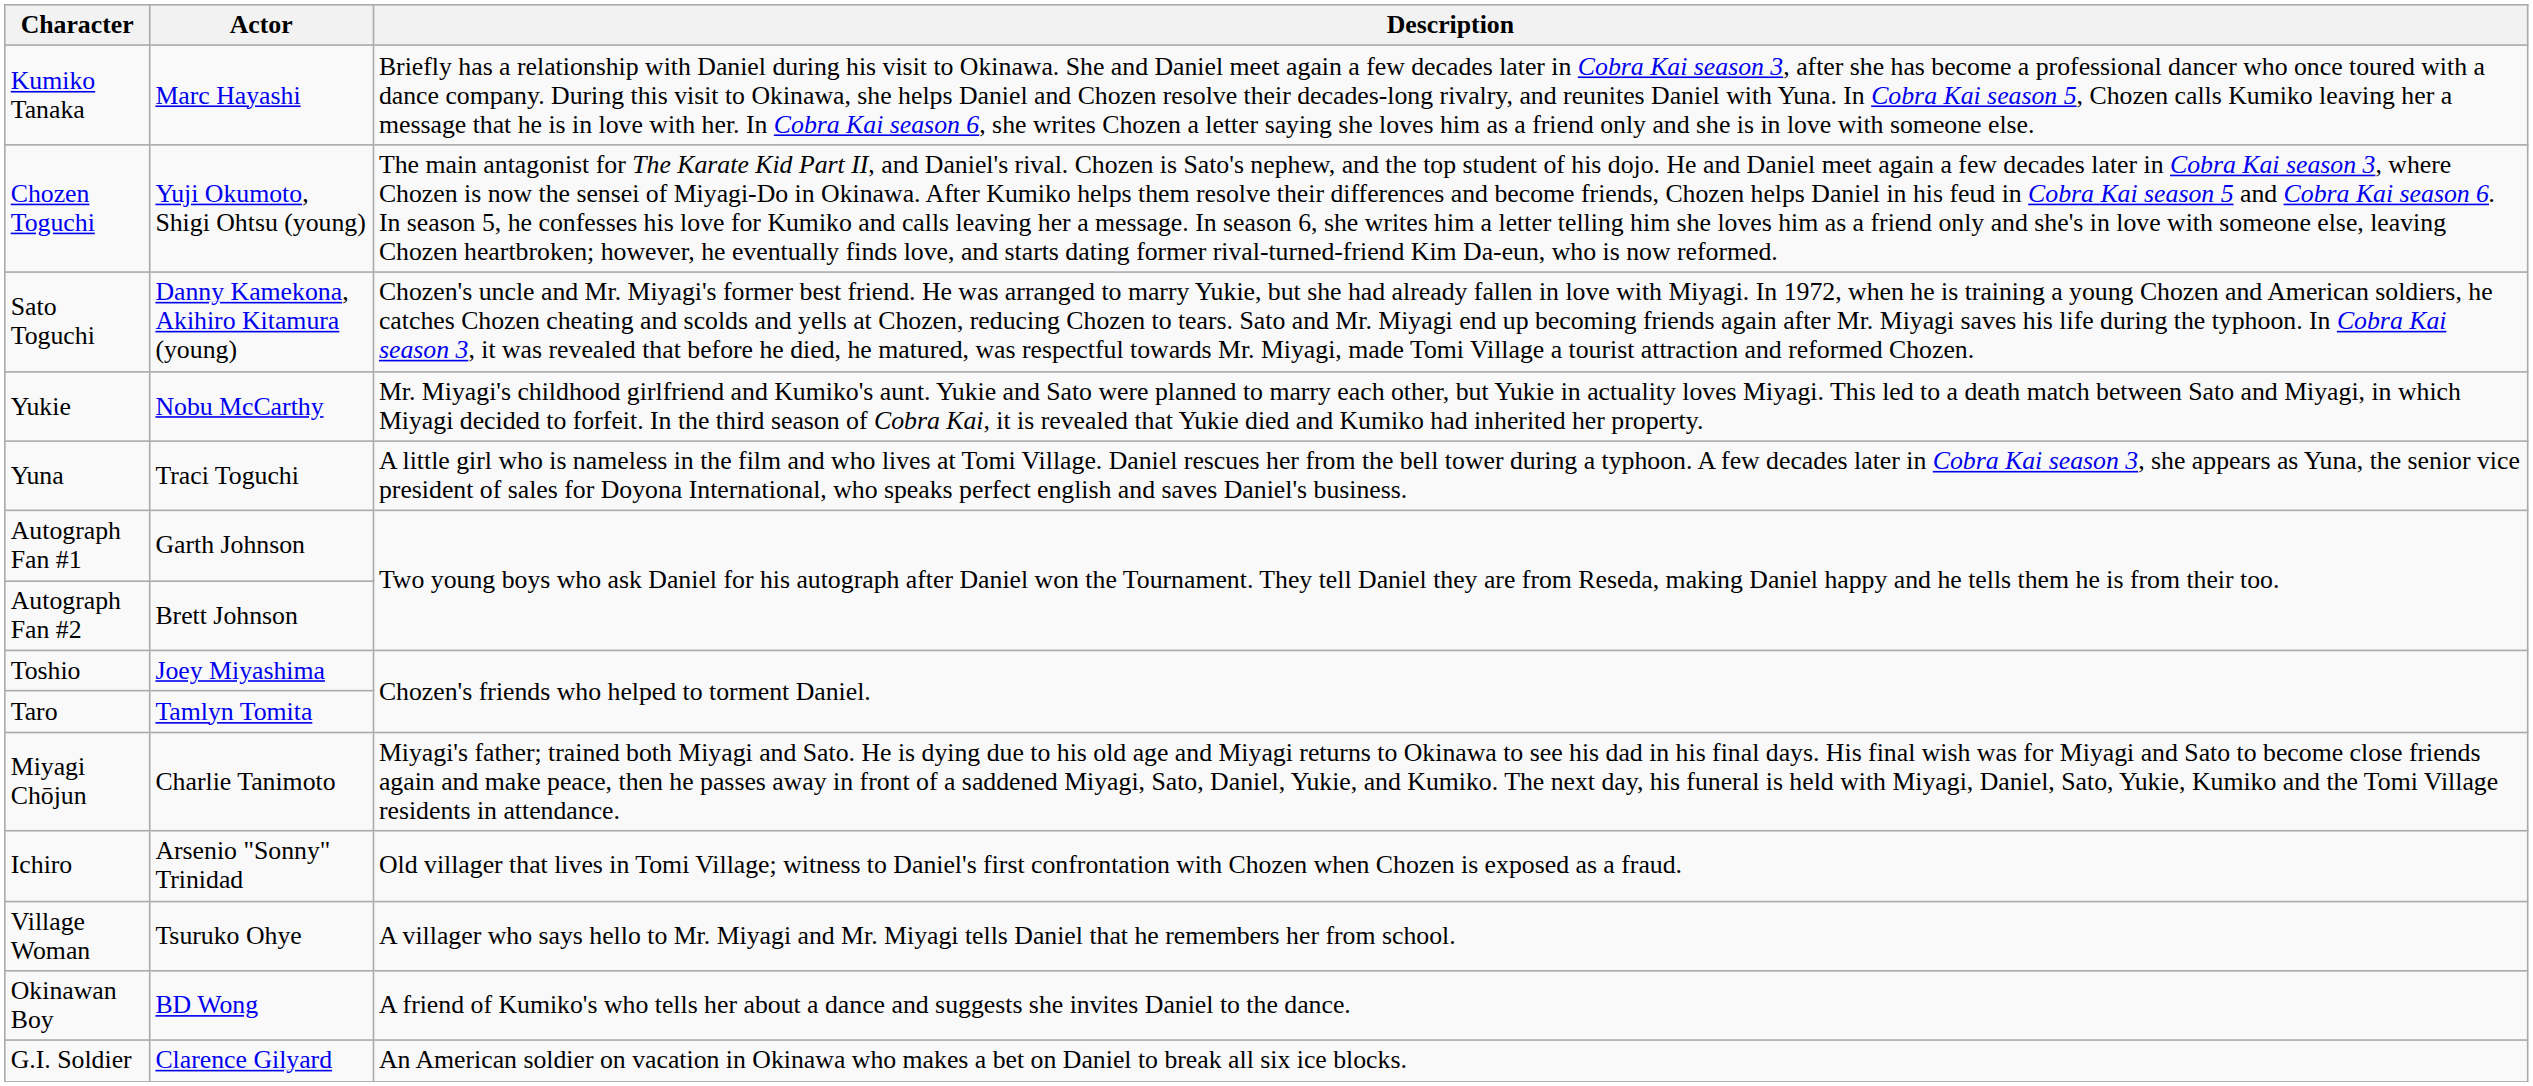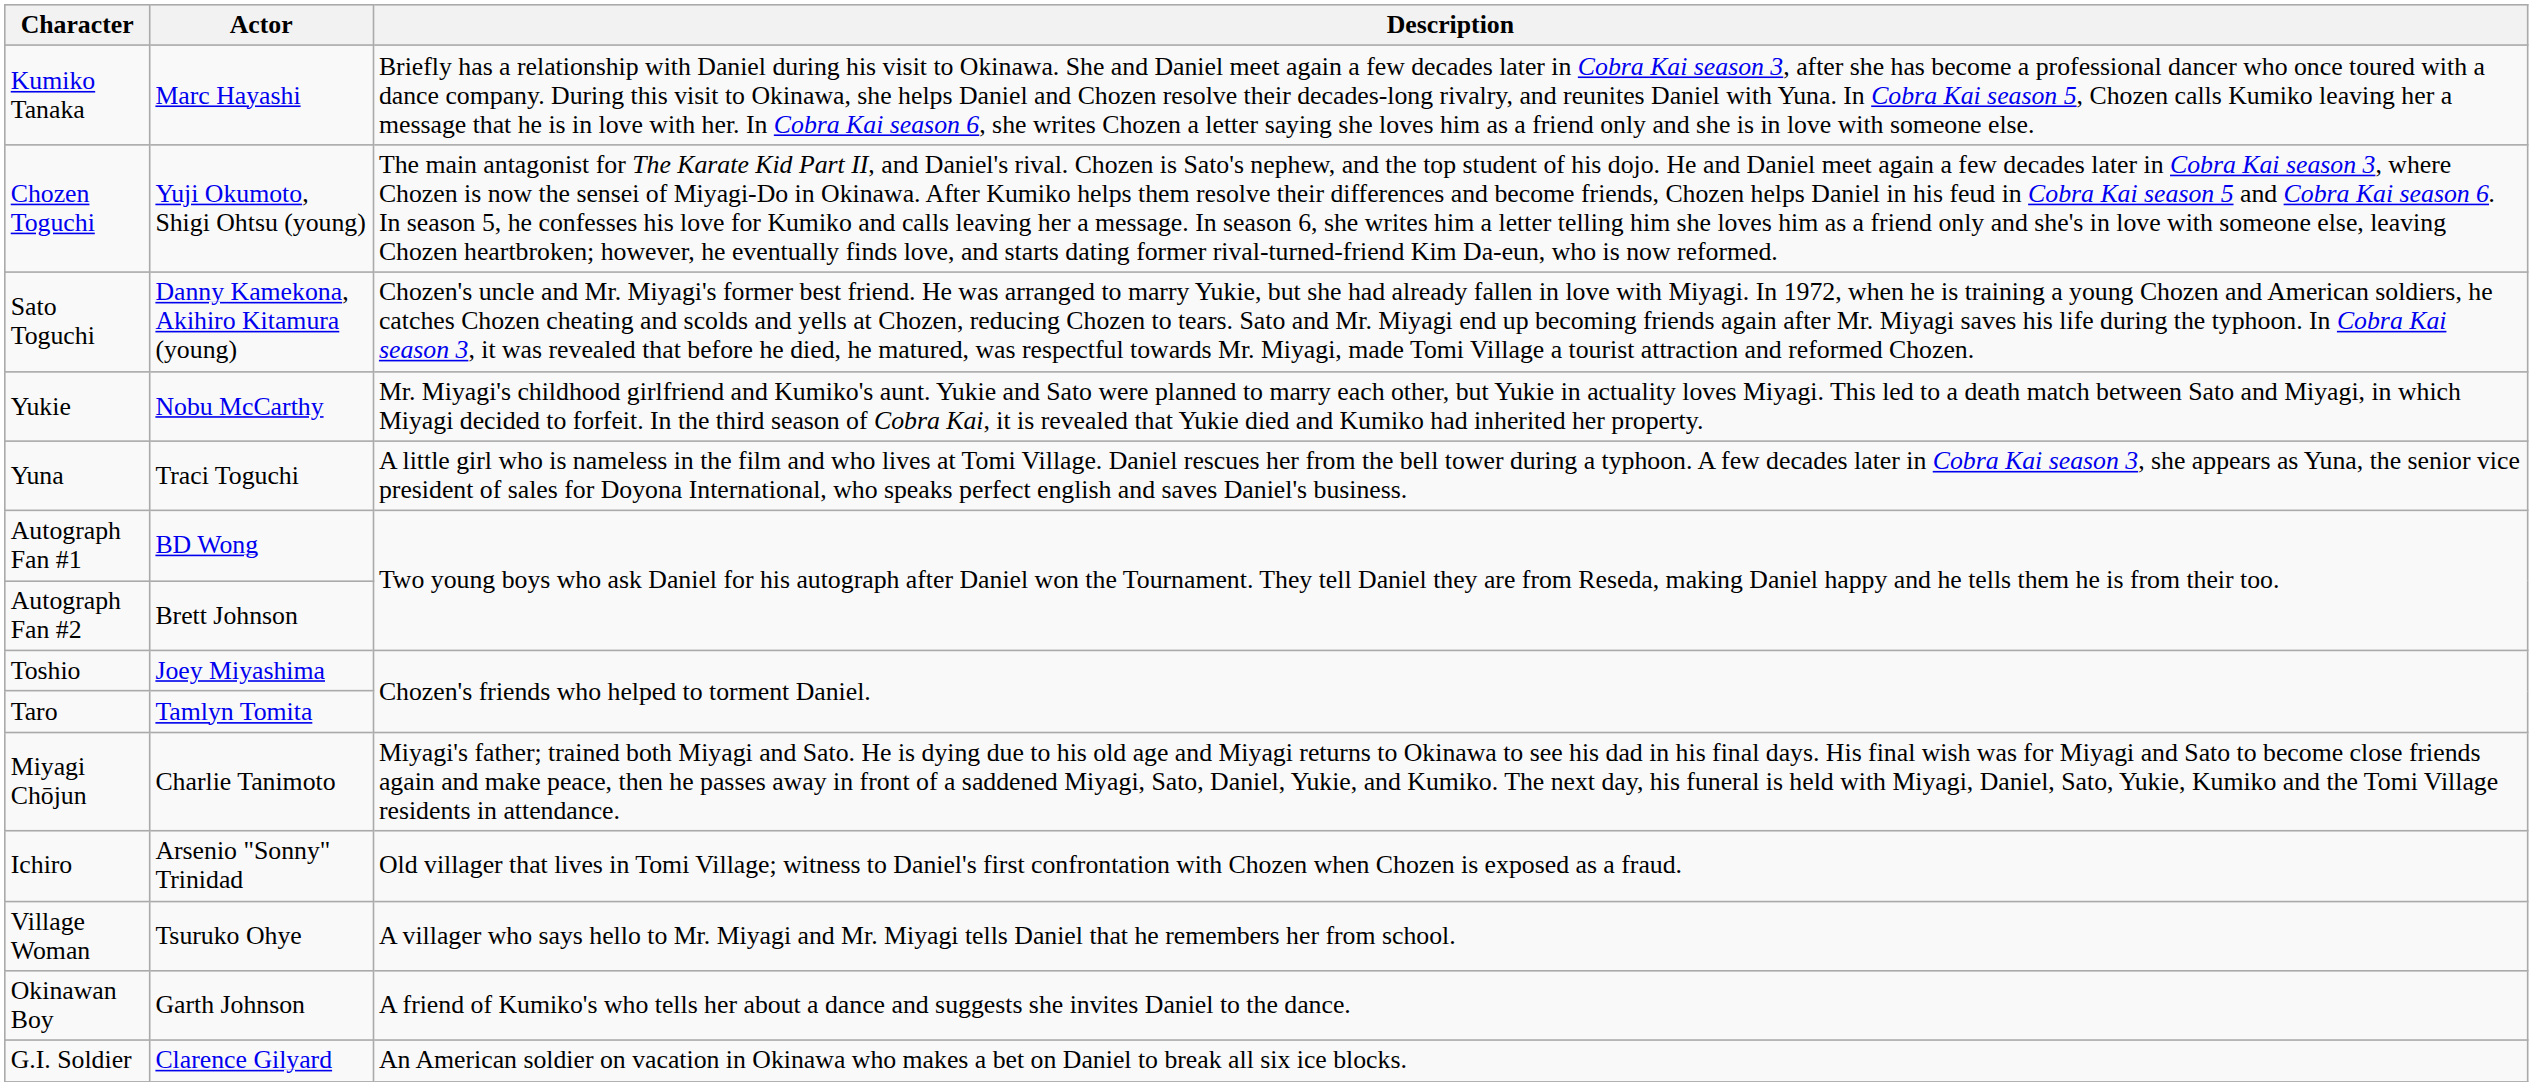(230, 545) Garth Johnson -> (207, 545) BD Wong
(207, 1005) BD Wong -> (230, 1005) Garth Johnson
